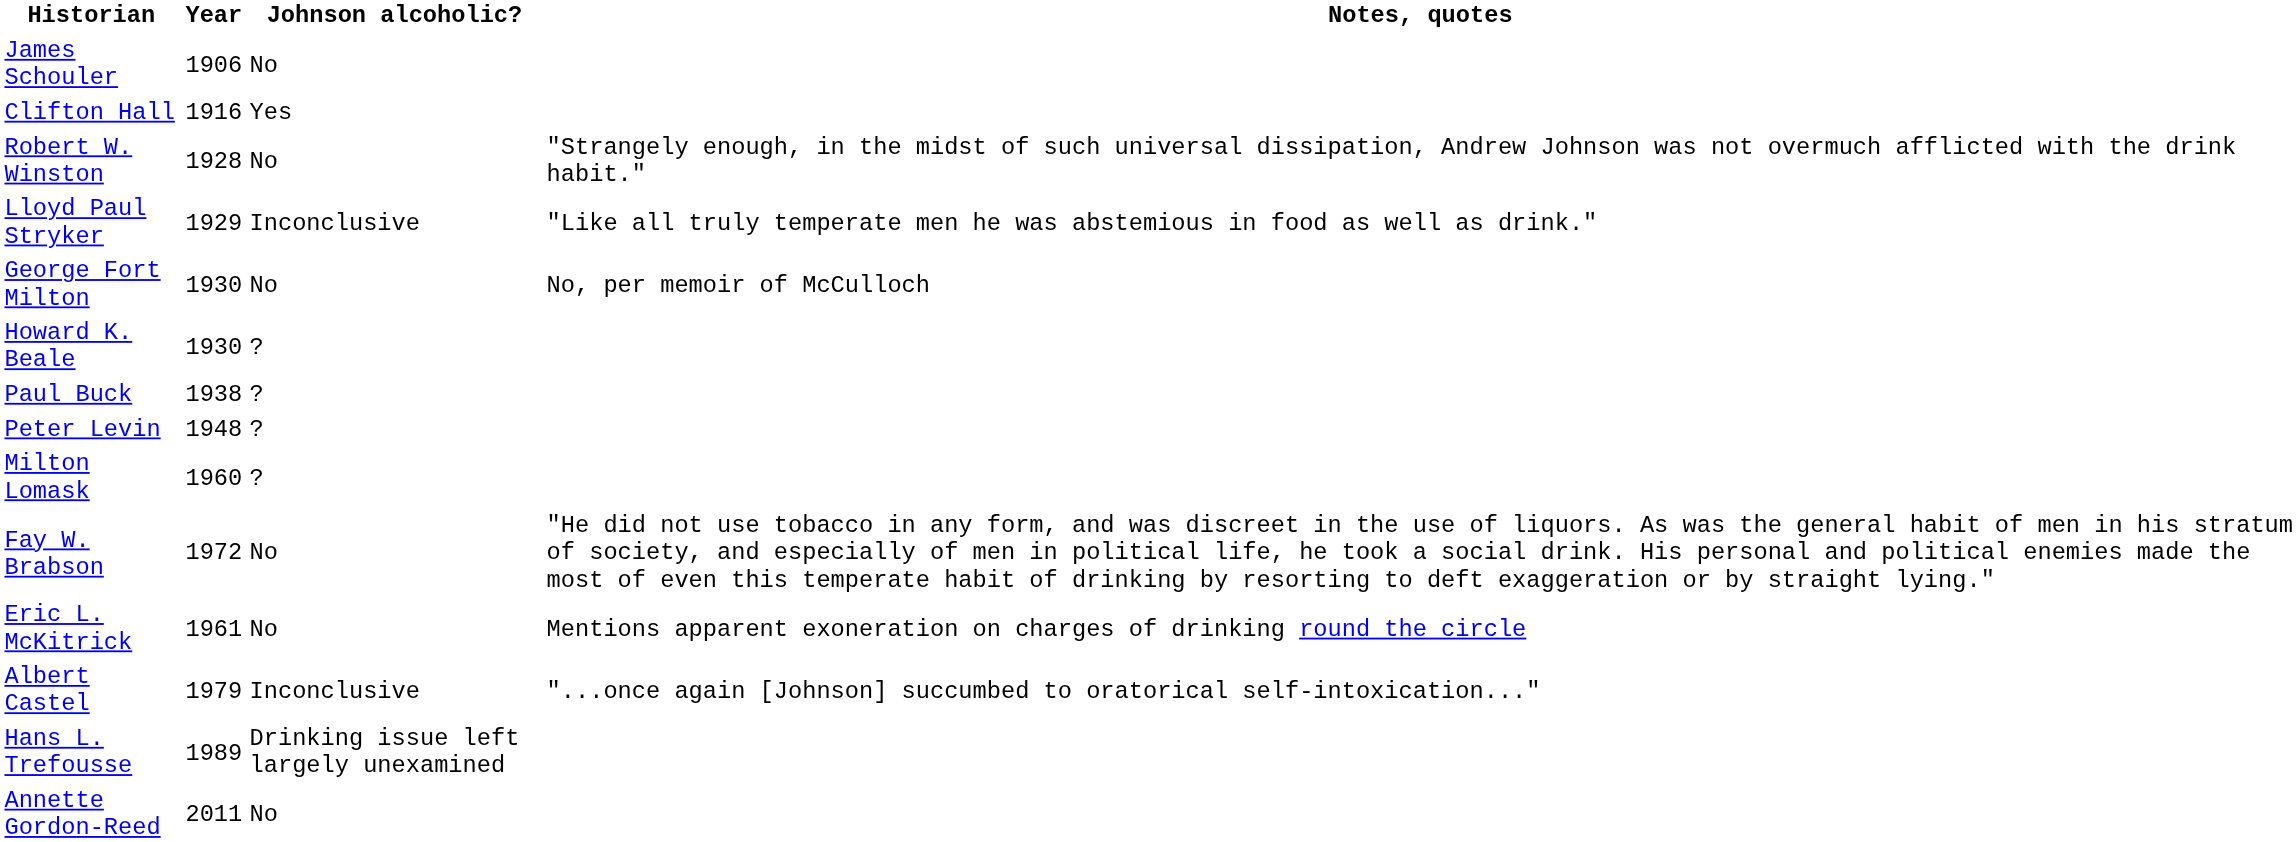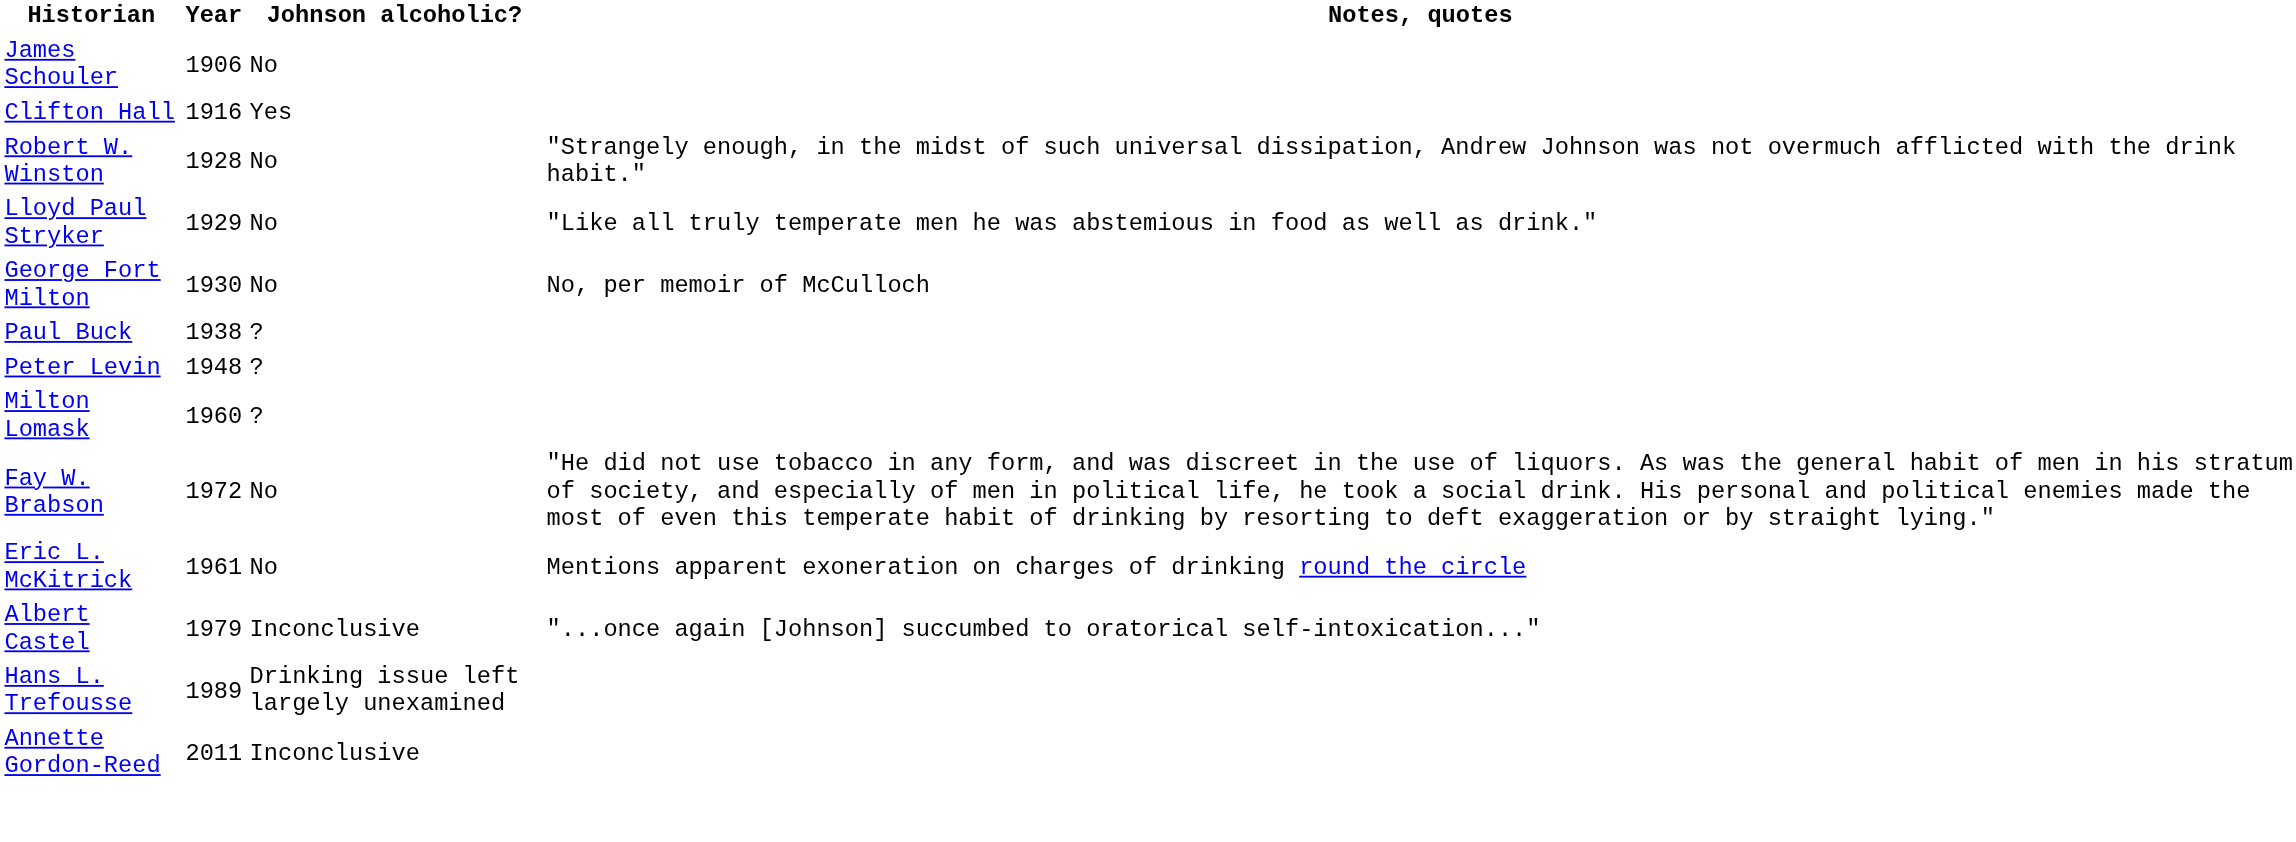(335, 223) Inconclusive -> (264, 223) No
- row: (68, 346)
(264, 814) No -> (335, 752) Inconclusive
